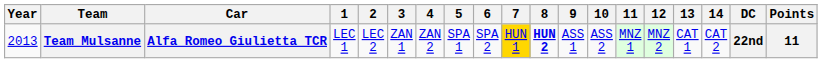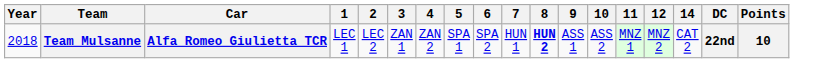- column: (687, 14)
(23, 41) 2013 -> (23, 41) 2018
(516, 41) gold background -> (516, 41) no background
(792, 41) 11 -> (763, 41) 10
